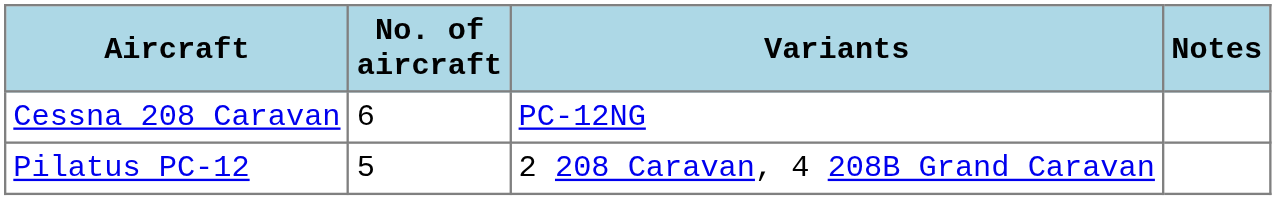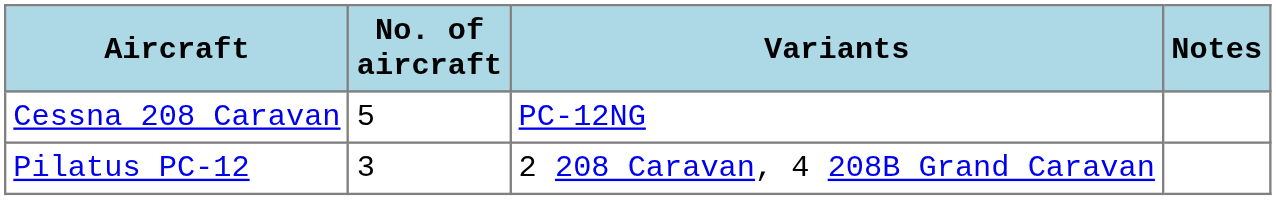(366, 117) 6 -> (366, 117) 5
(366, 168) 5 -> (366, 168) 3
